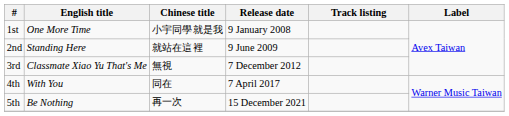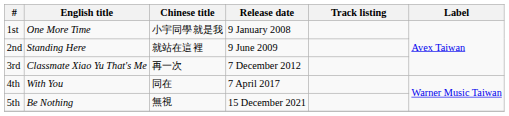(162, 65) 無視 -> (167, 65) 再一次
(167, 102) 再一次 -> (162, 102) 無視
